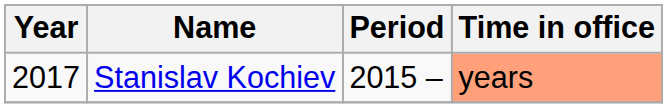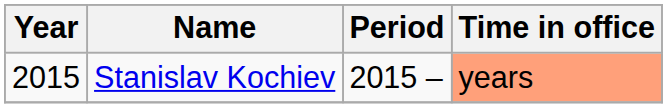(46, 77) 2017 -> (46, 77) 2015
